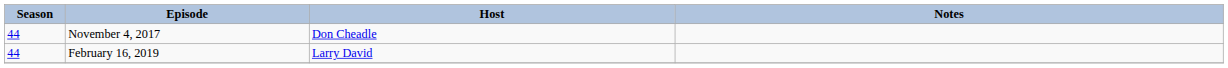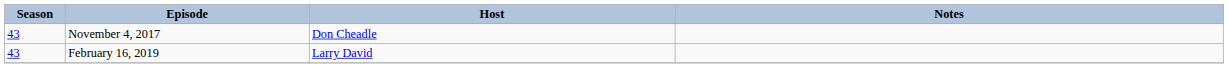(13, 33) 44 -> (13, 33) 43
(13, 53) 44 -> (13, 53) 43
